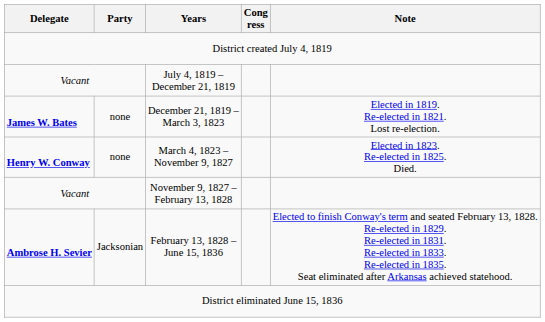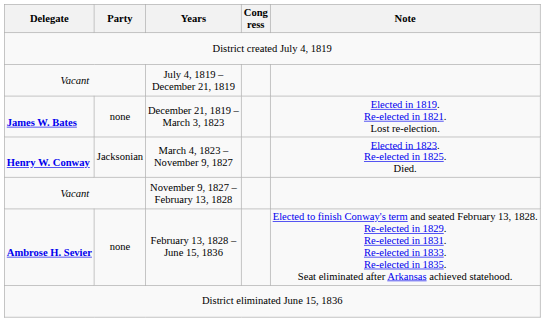(120, 157) none -> (120, 157) Jacksonian
(120, 247) Jacksonian -> (120, 247) none
